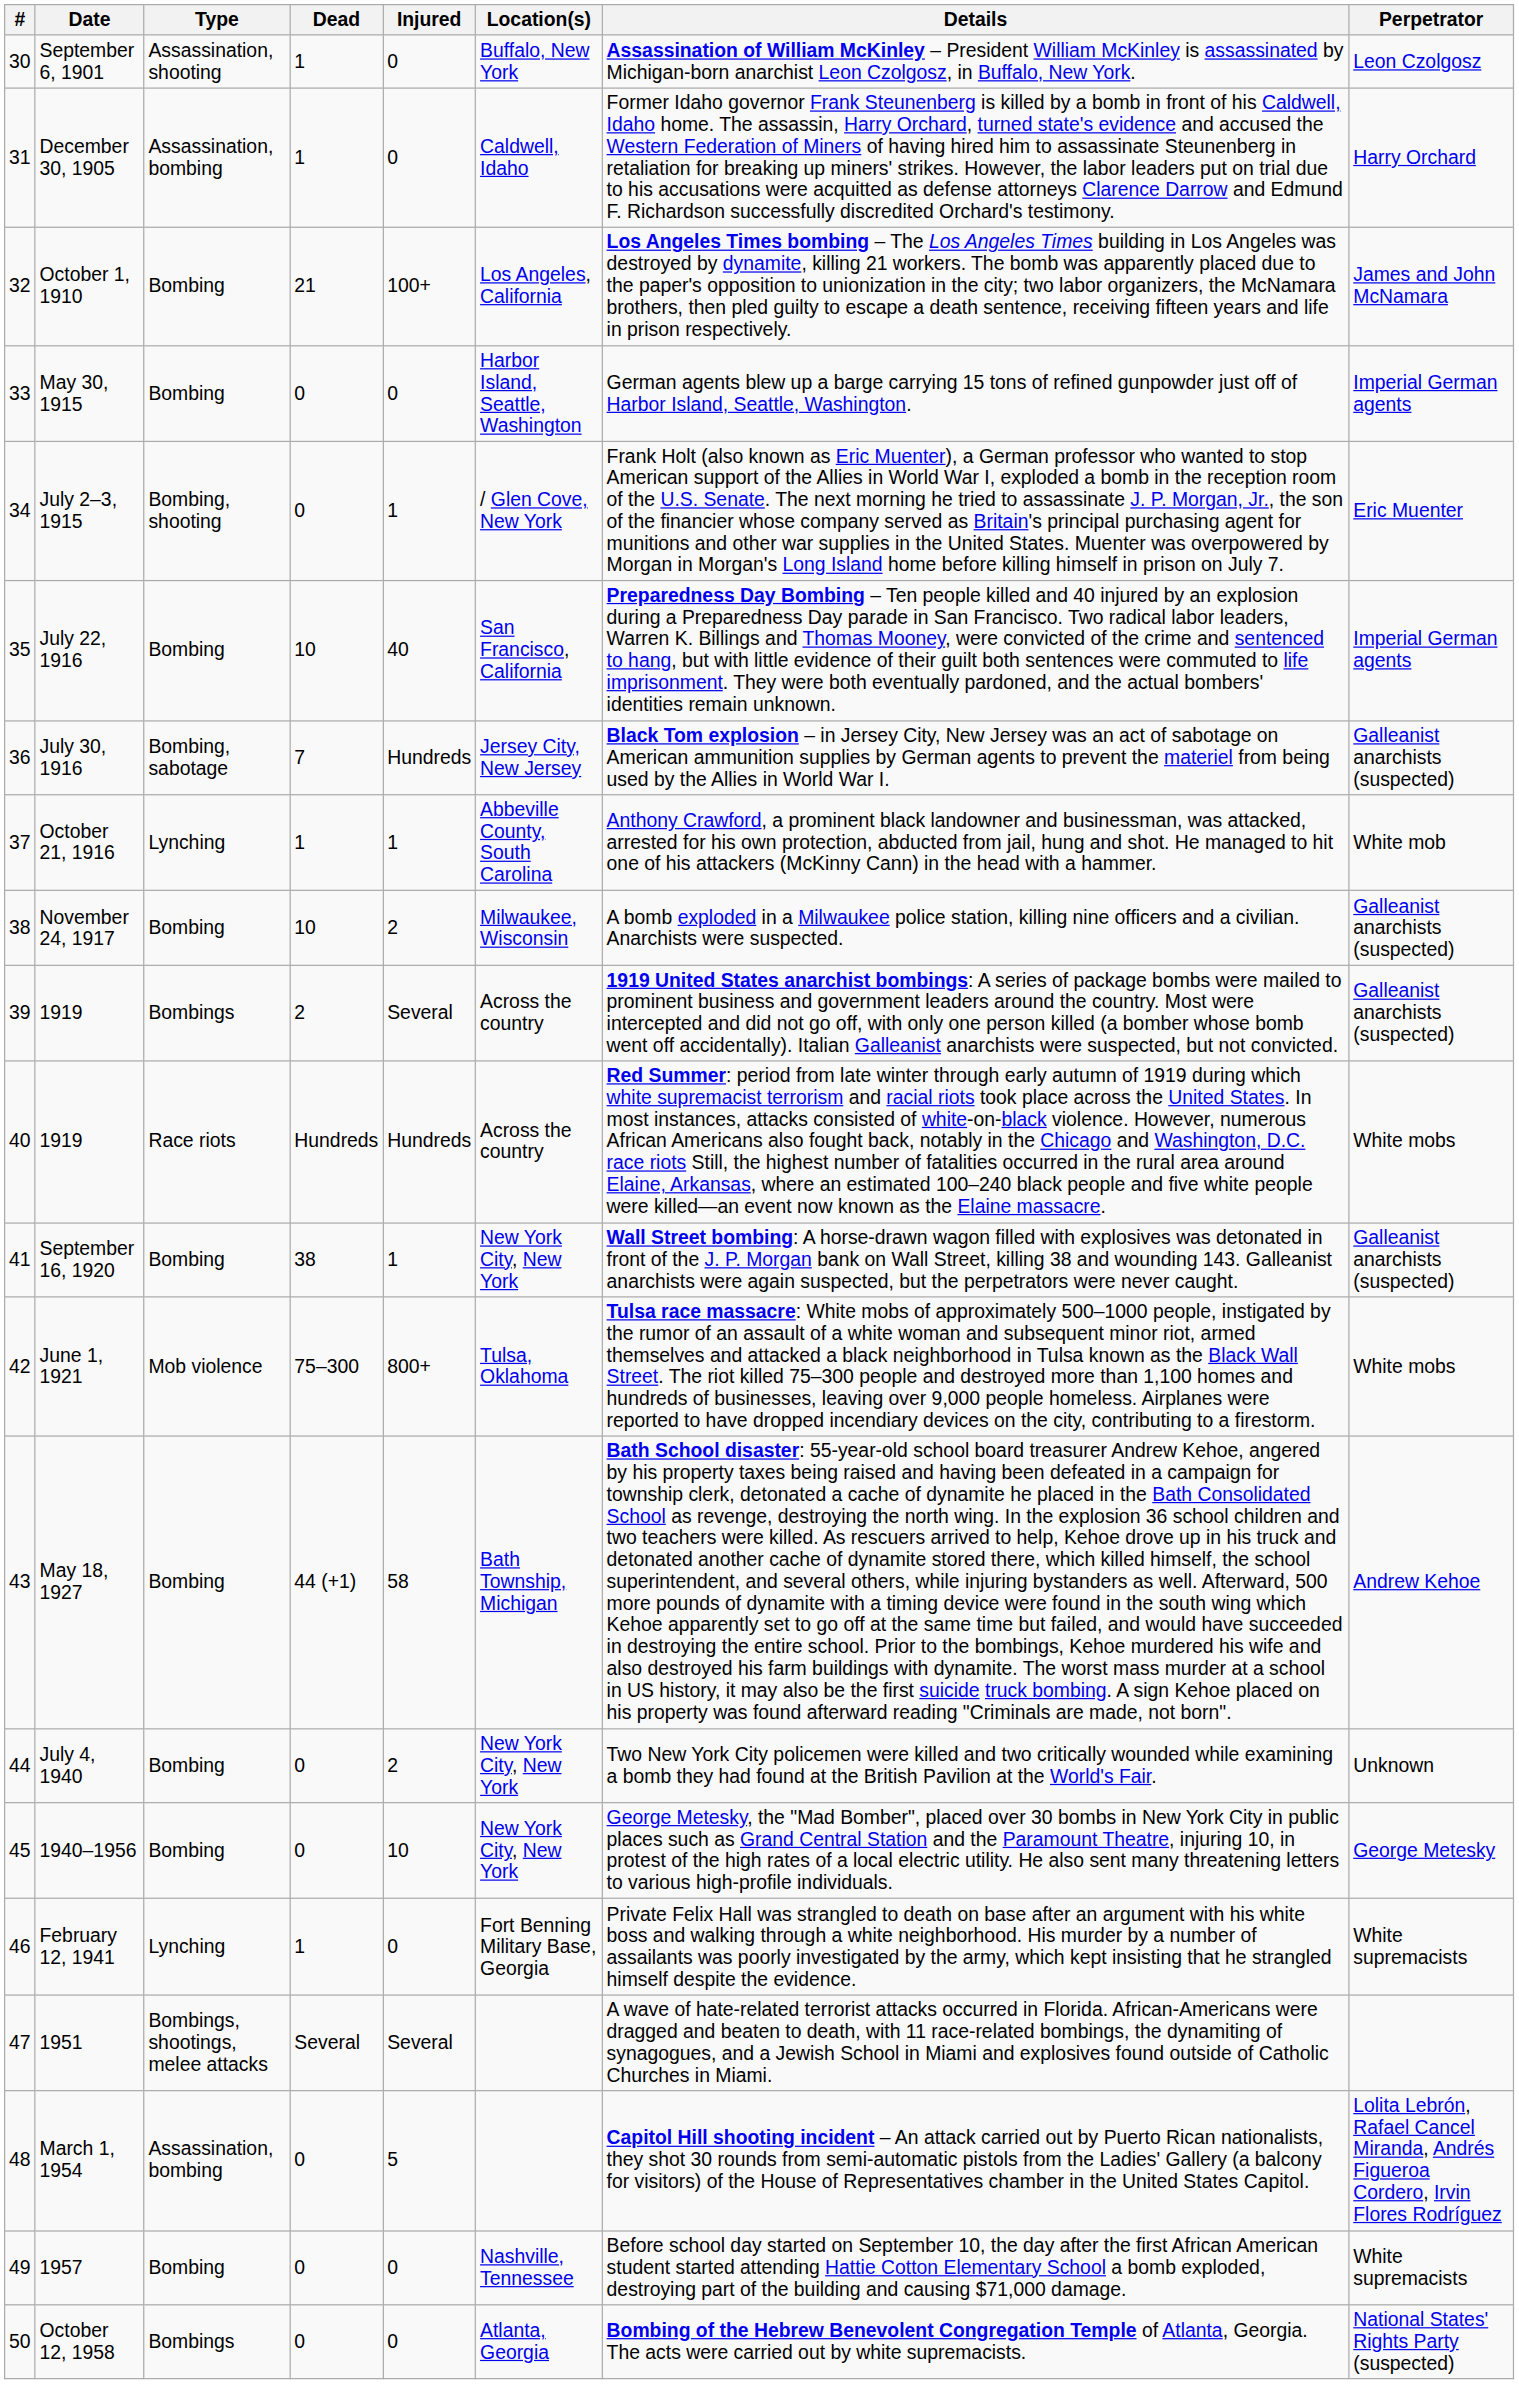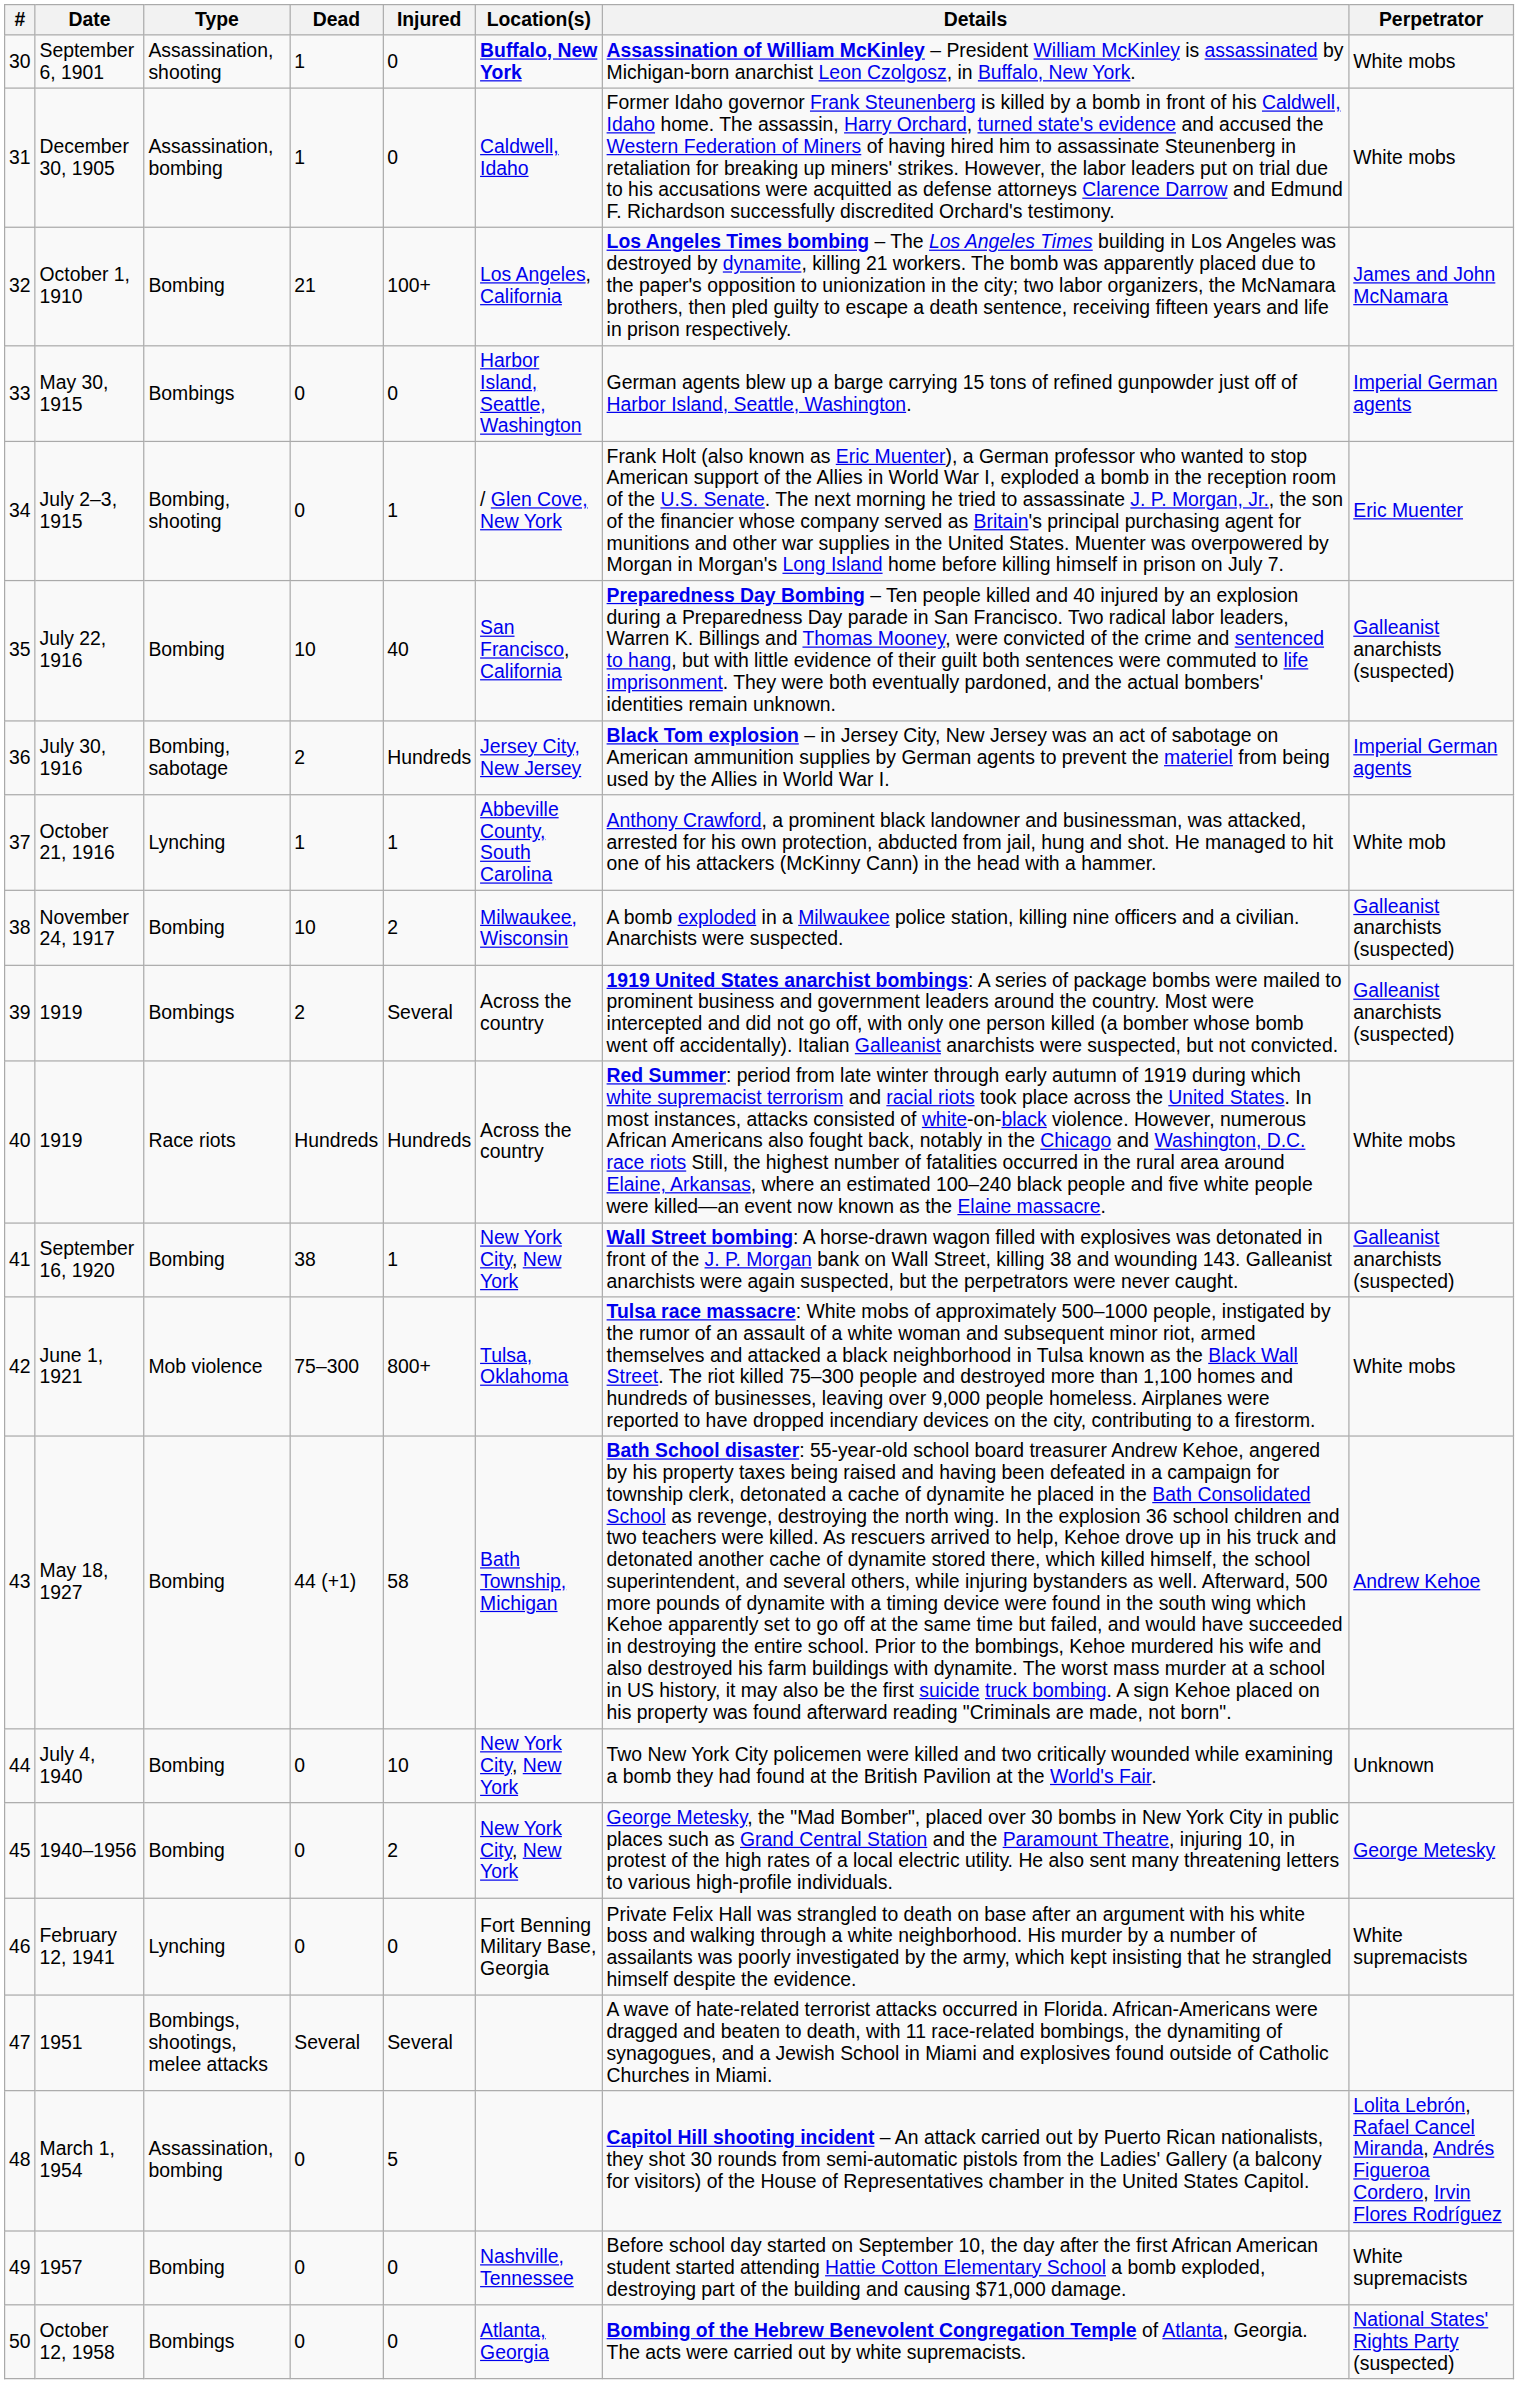(535, 61) normal -> (539, 61) bold
(1417, 61) Leon Czolgosz -> (1404, 61) White mobs
(1415, 157) Harry Orchard -> (1404, 157) White mobs
(187, 393) Bombing -> (191, 393) Bombings
(1425, 650) Imperial German agents -> (1404, 650) Galleanist anarchists (suspected)
(300, 757) 7 -> (300, 757) 2
(1404, 757) Galleanist anarchists (suspected) -> (1425, 757) Imperial German agents
(393, 1765) 2 -> (398, 1765) 10
(398, 1850) 10 -> (393, 1850) 2
(300, 1946) 1 -> (300, 1946) 0
